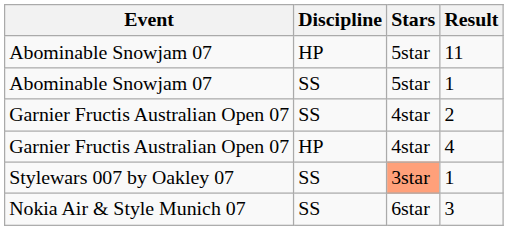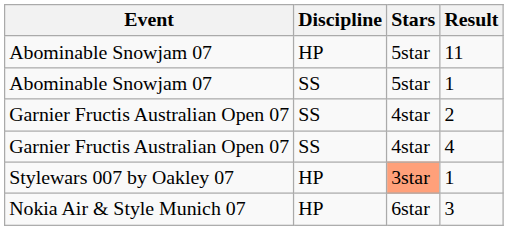(311, 146) HP -> (309, 146) SS
(309, 177) SS -> (311, 177) HP
(309, 209) SS -> (311, 209) HP
